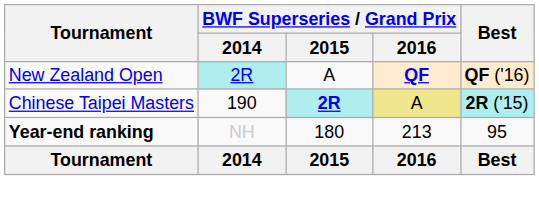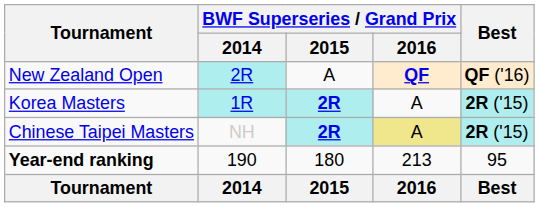+ row: (67, 104)
(242, 104) 190 -> (242, 132) NH
(242, 132) NH -> (242, 160) 190
